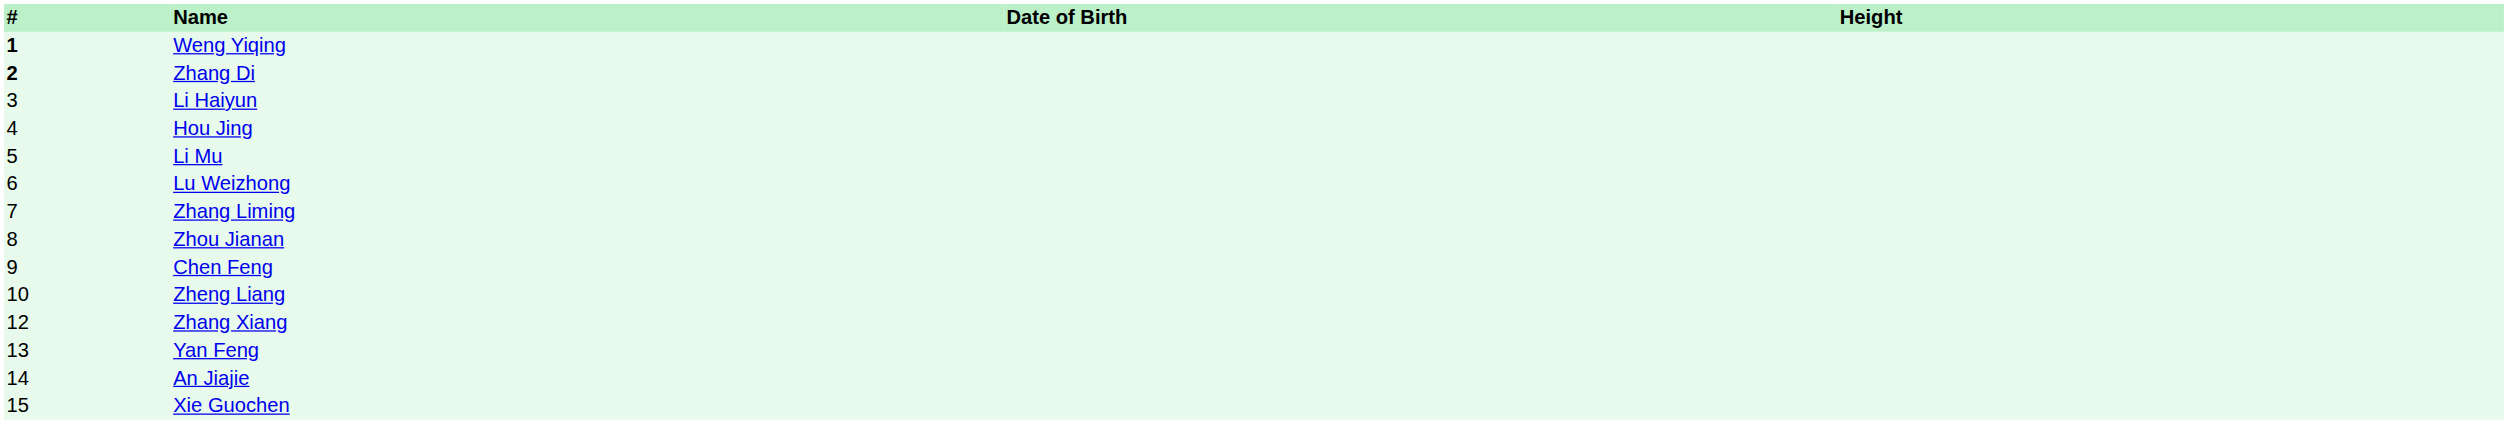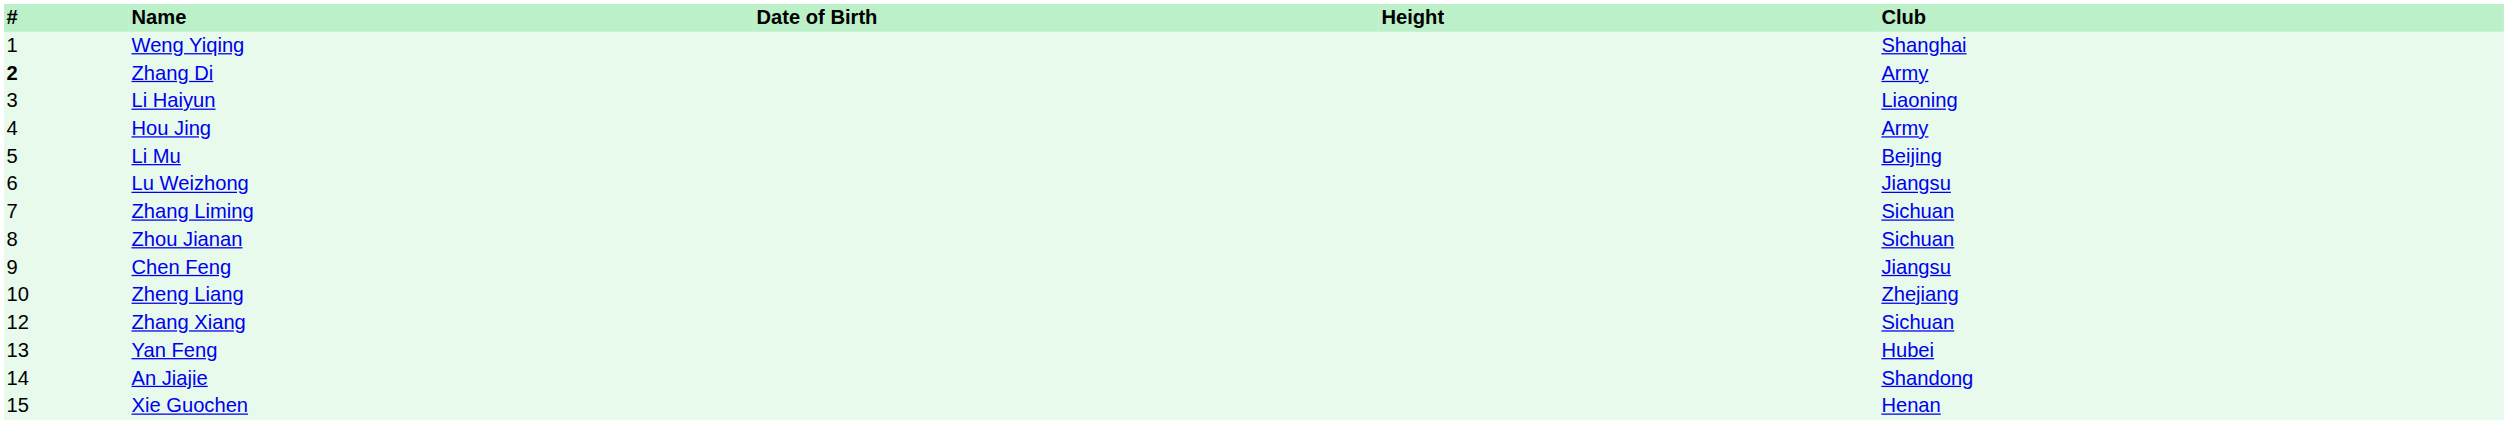+ column: (1904, 17)
(12, 45) bold -> (12, 45) normal
